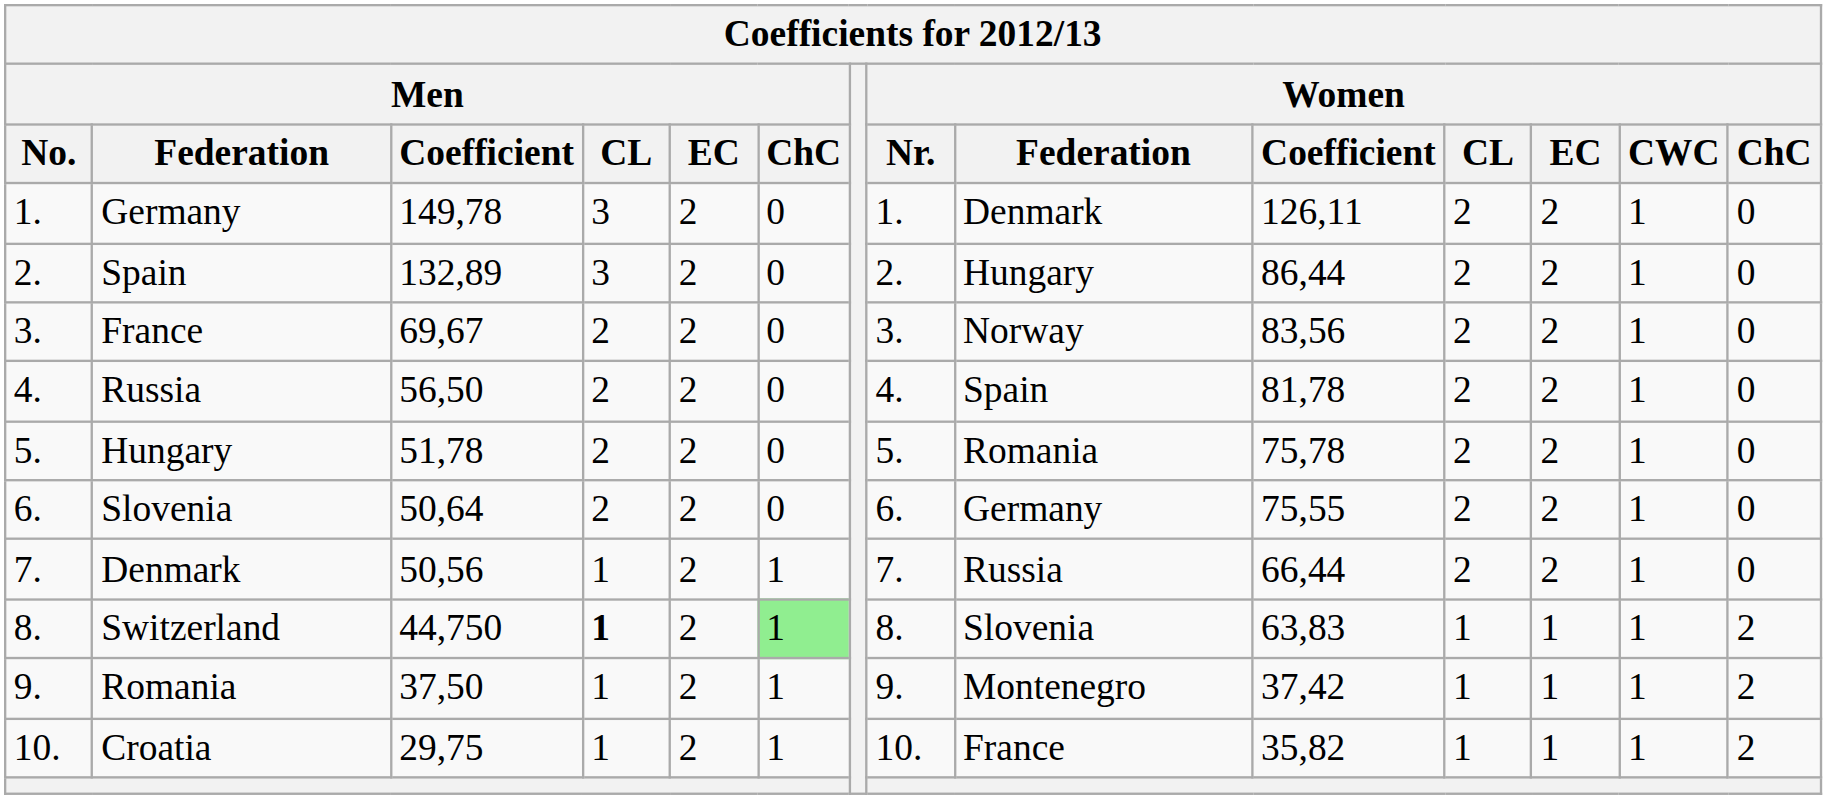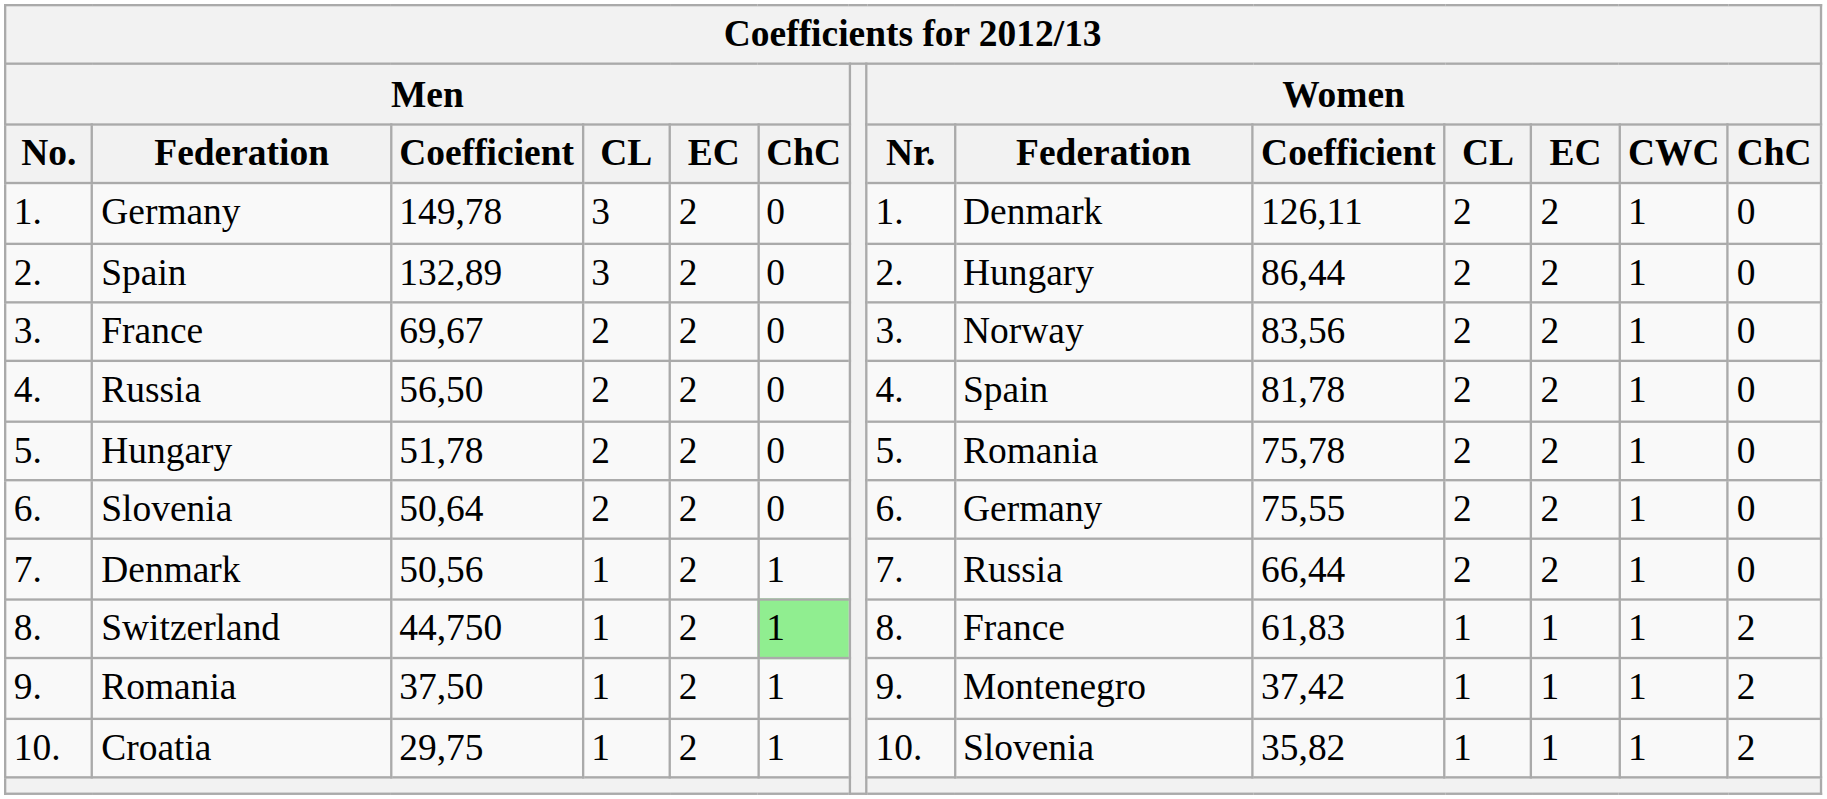(601, 627) bold -> (601, 627) normal
(1029, 627) Slovenia -> (1014, 627) France
(1303, 627) 63,83 -> (1303, 627) 61,83
(1014, 746) France -> (1029, 746) Slovenia
